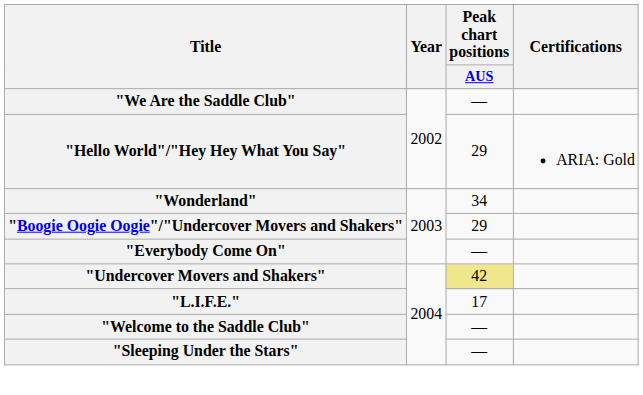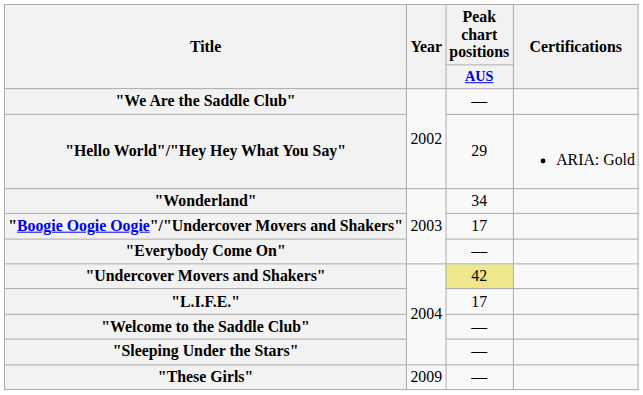(479, 226) 29 -> (479, 226) 17
+ row: (206, 376)
